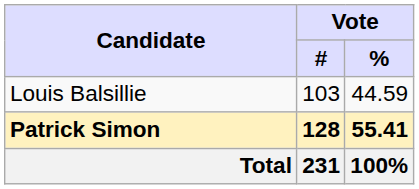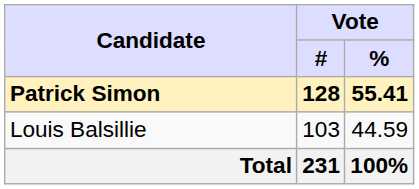rows swapped: (85, 129) <-> (78, 93)
